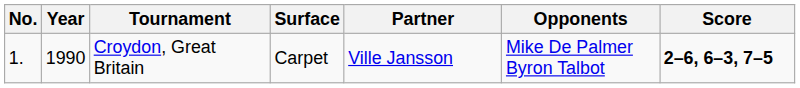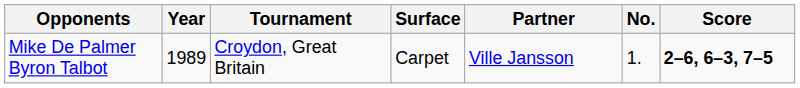columns swapped: (23, 18) <-> (581, 18)
(66, 57) 1990 -> (186, 57) 1989
